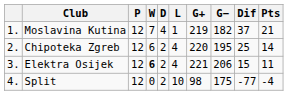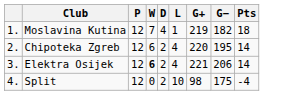- column: (247, 13)
(268, 30) 21 -> (244, 30) 18
(268, 64) 11 -> (244, 64) 14
